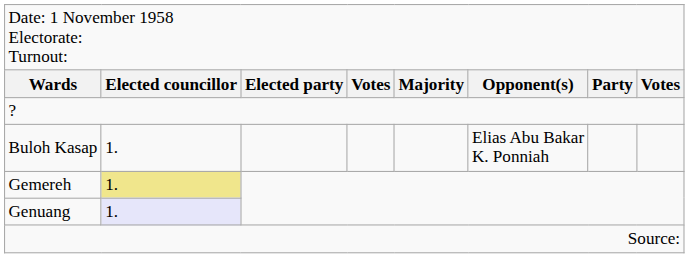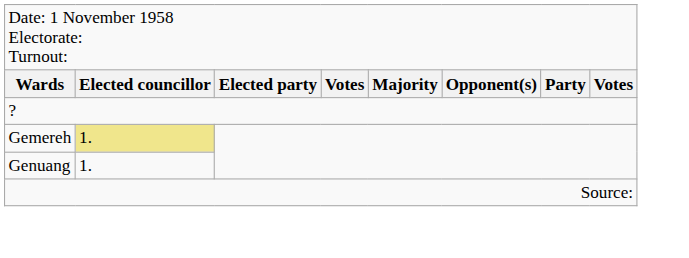- row: (53, 147)
(112, 211) lavender background -> (86, 165) no background
